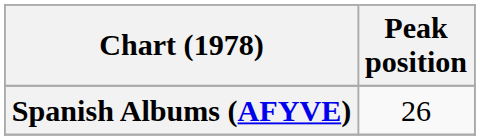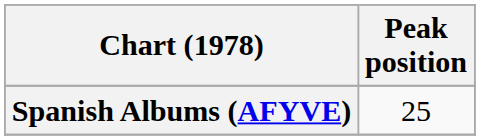(416, 109) 26 -> (416, 109) 25
